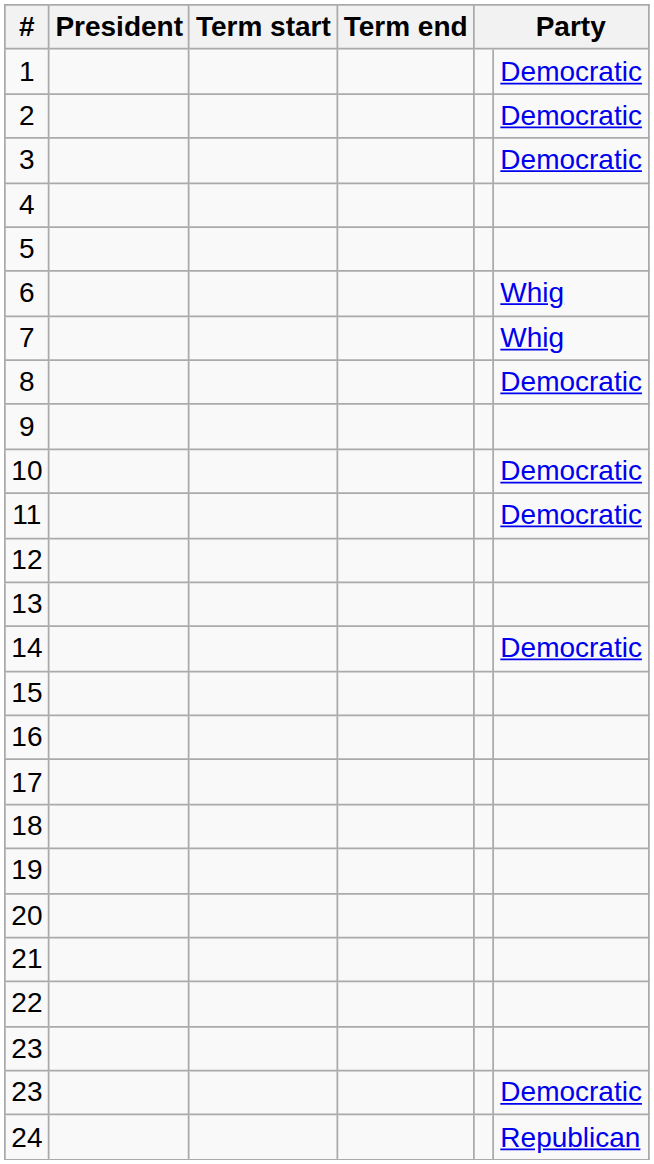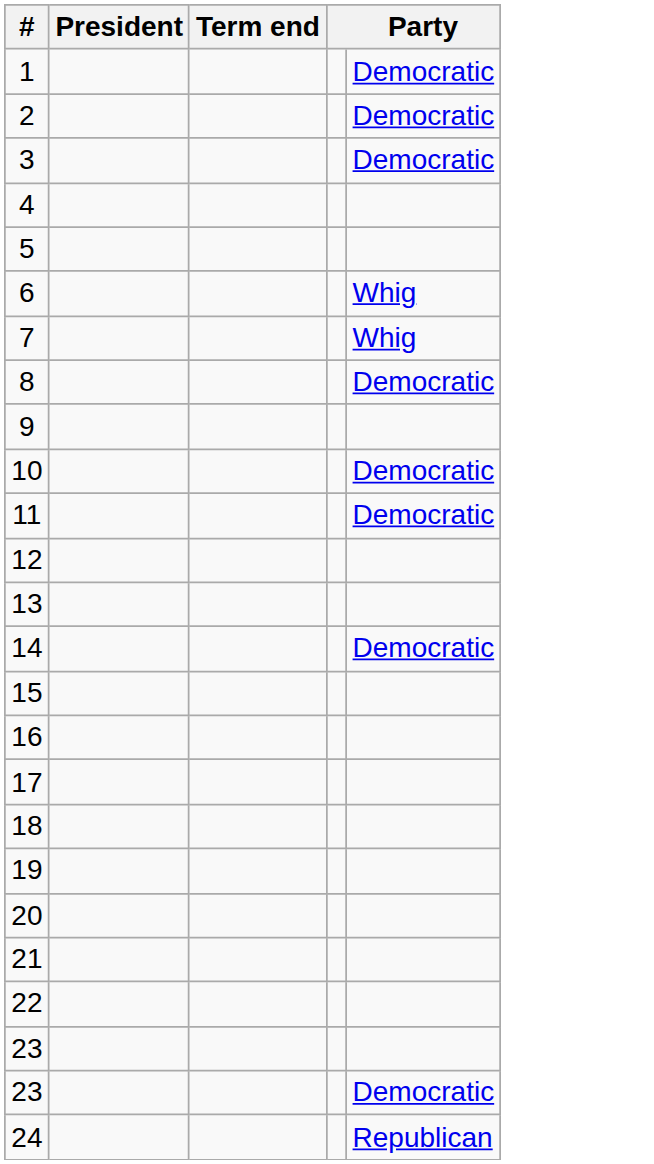- column: (263, 26)
